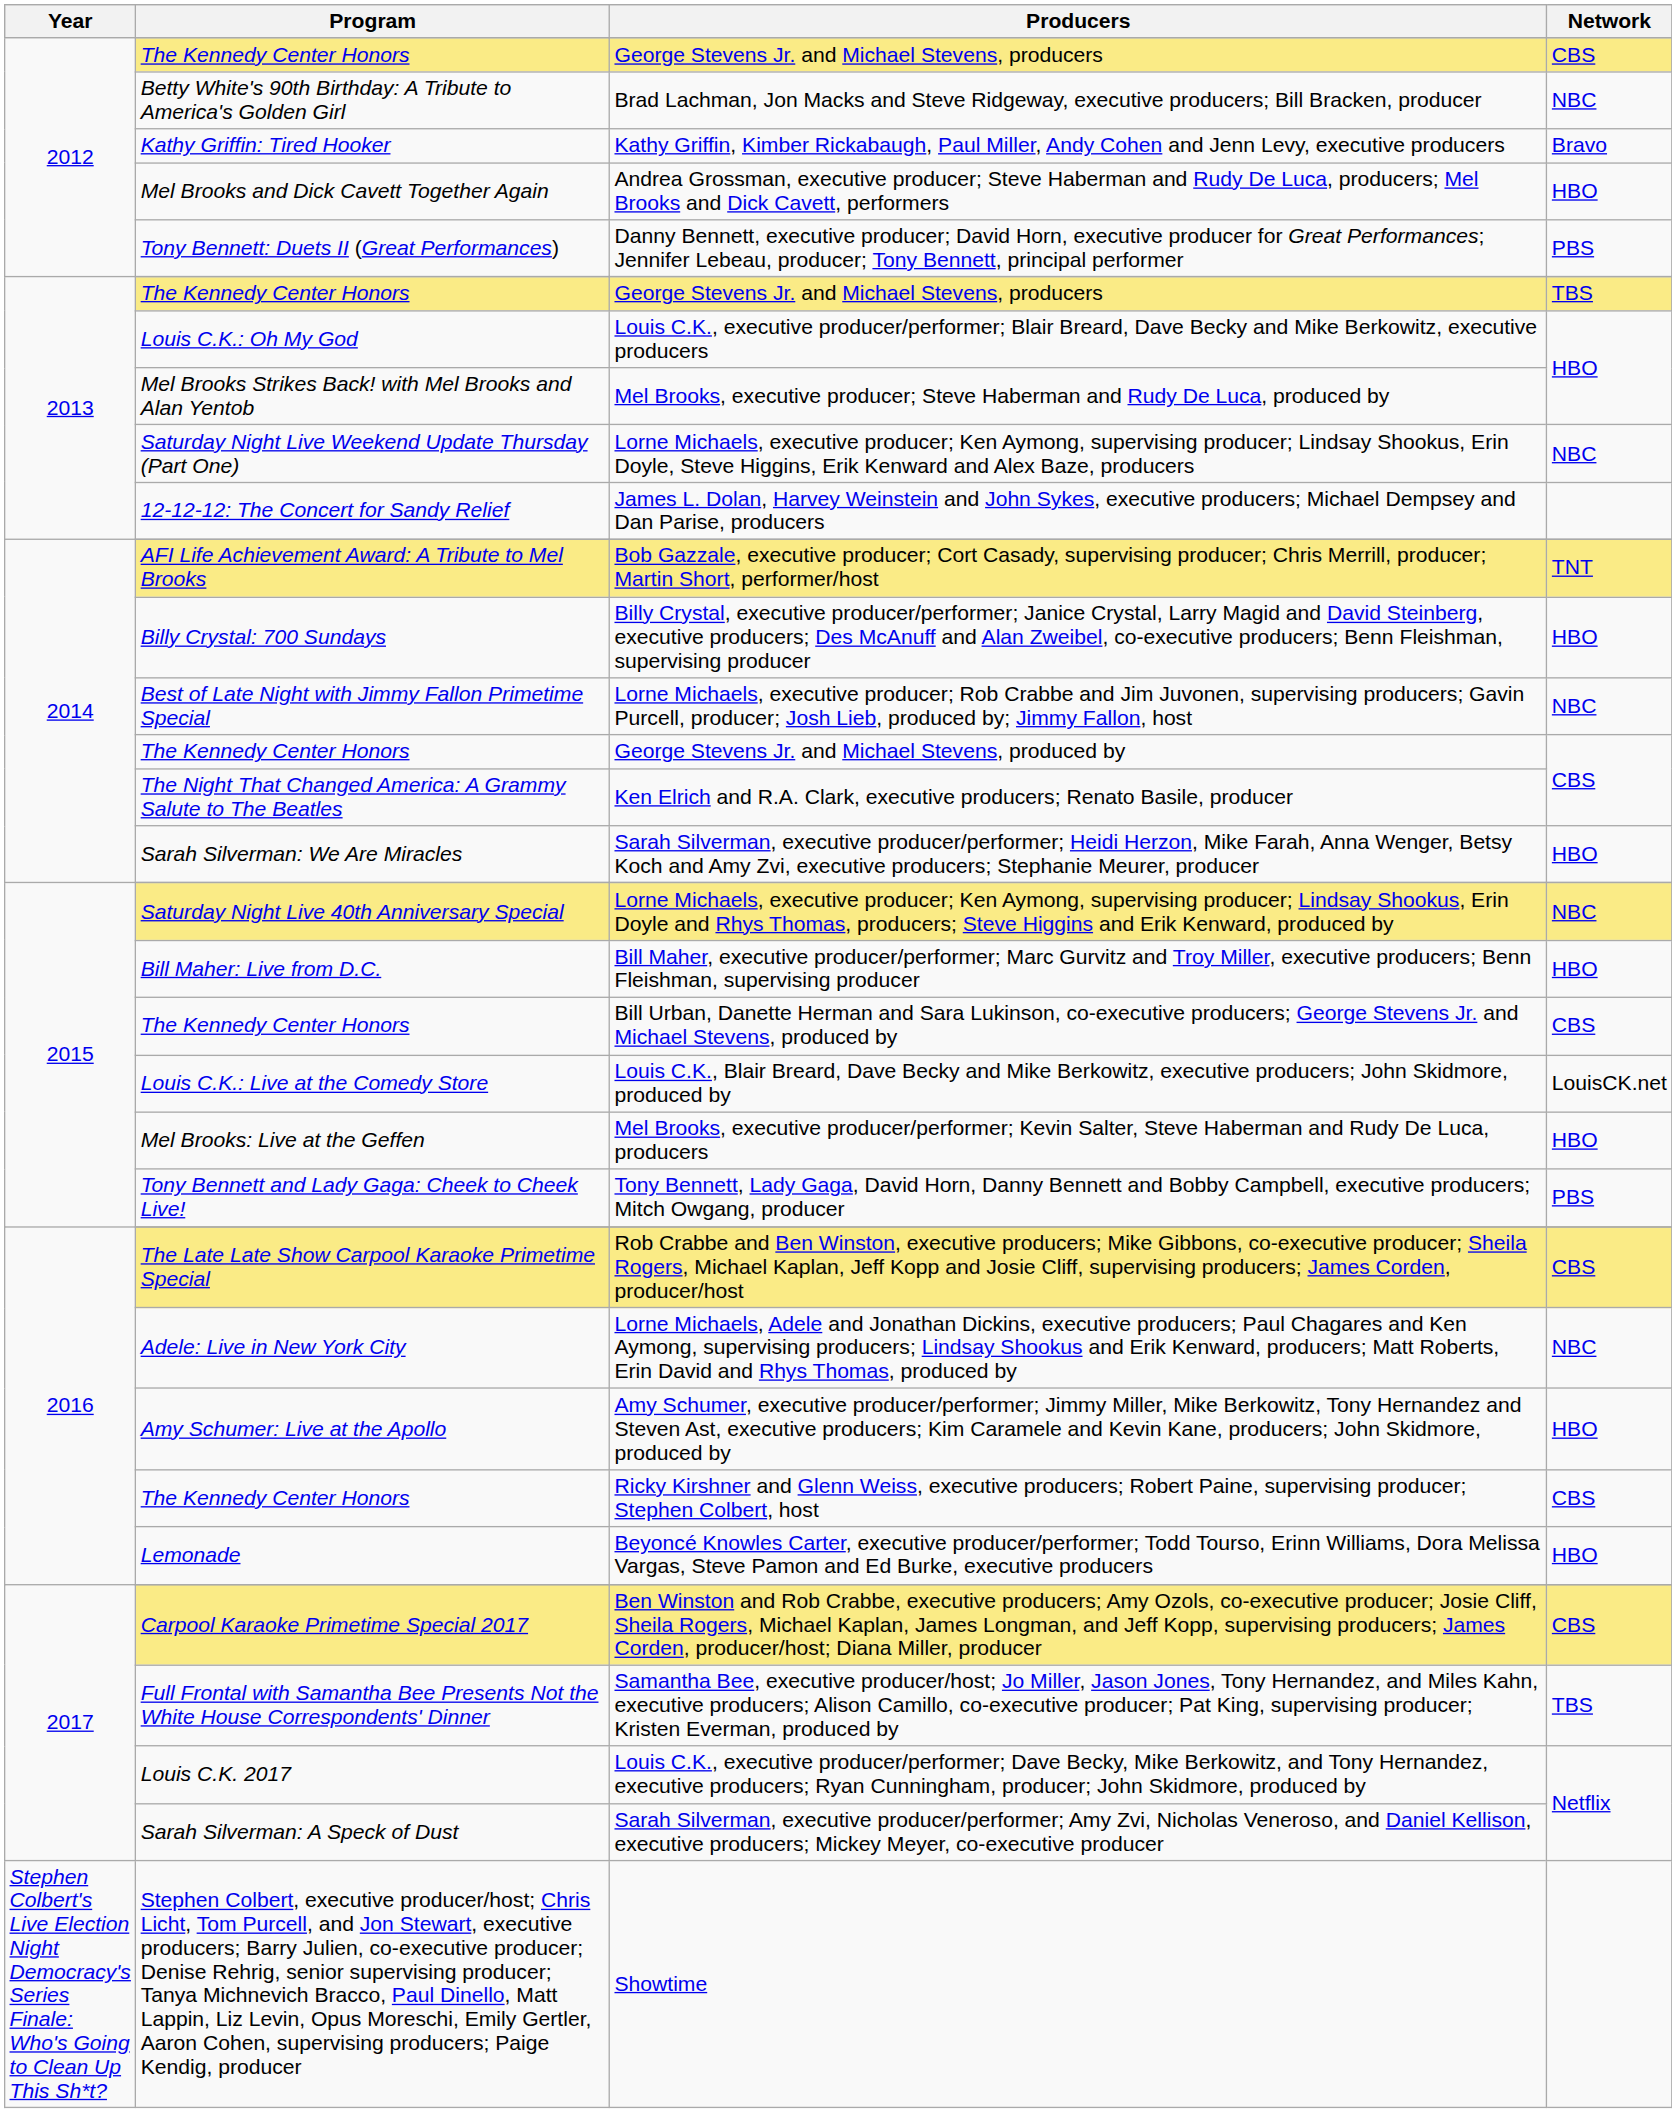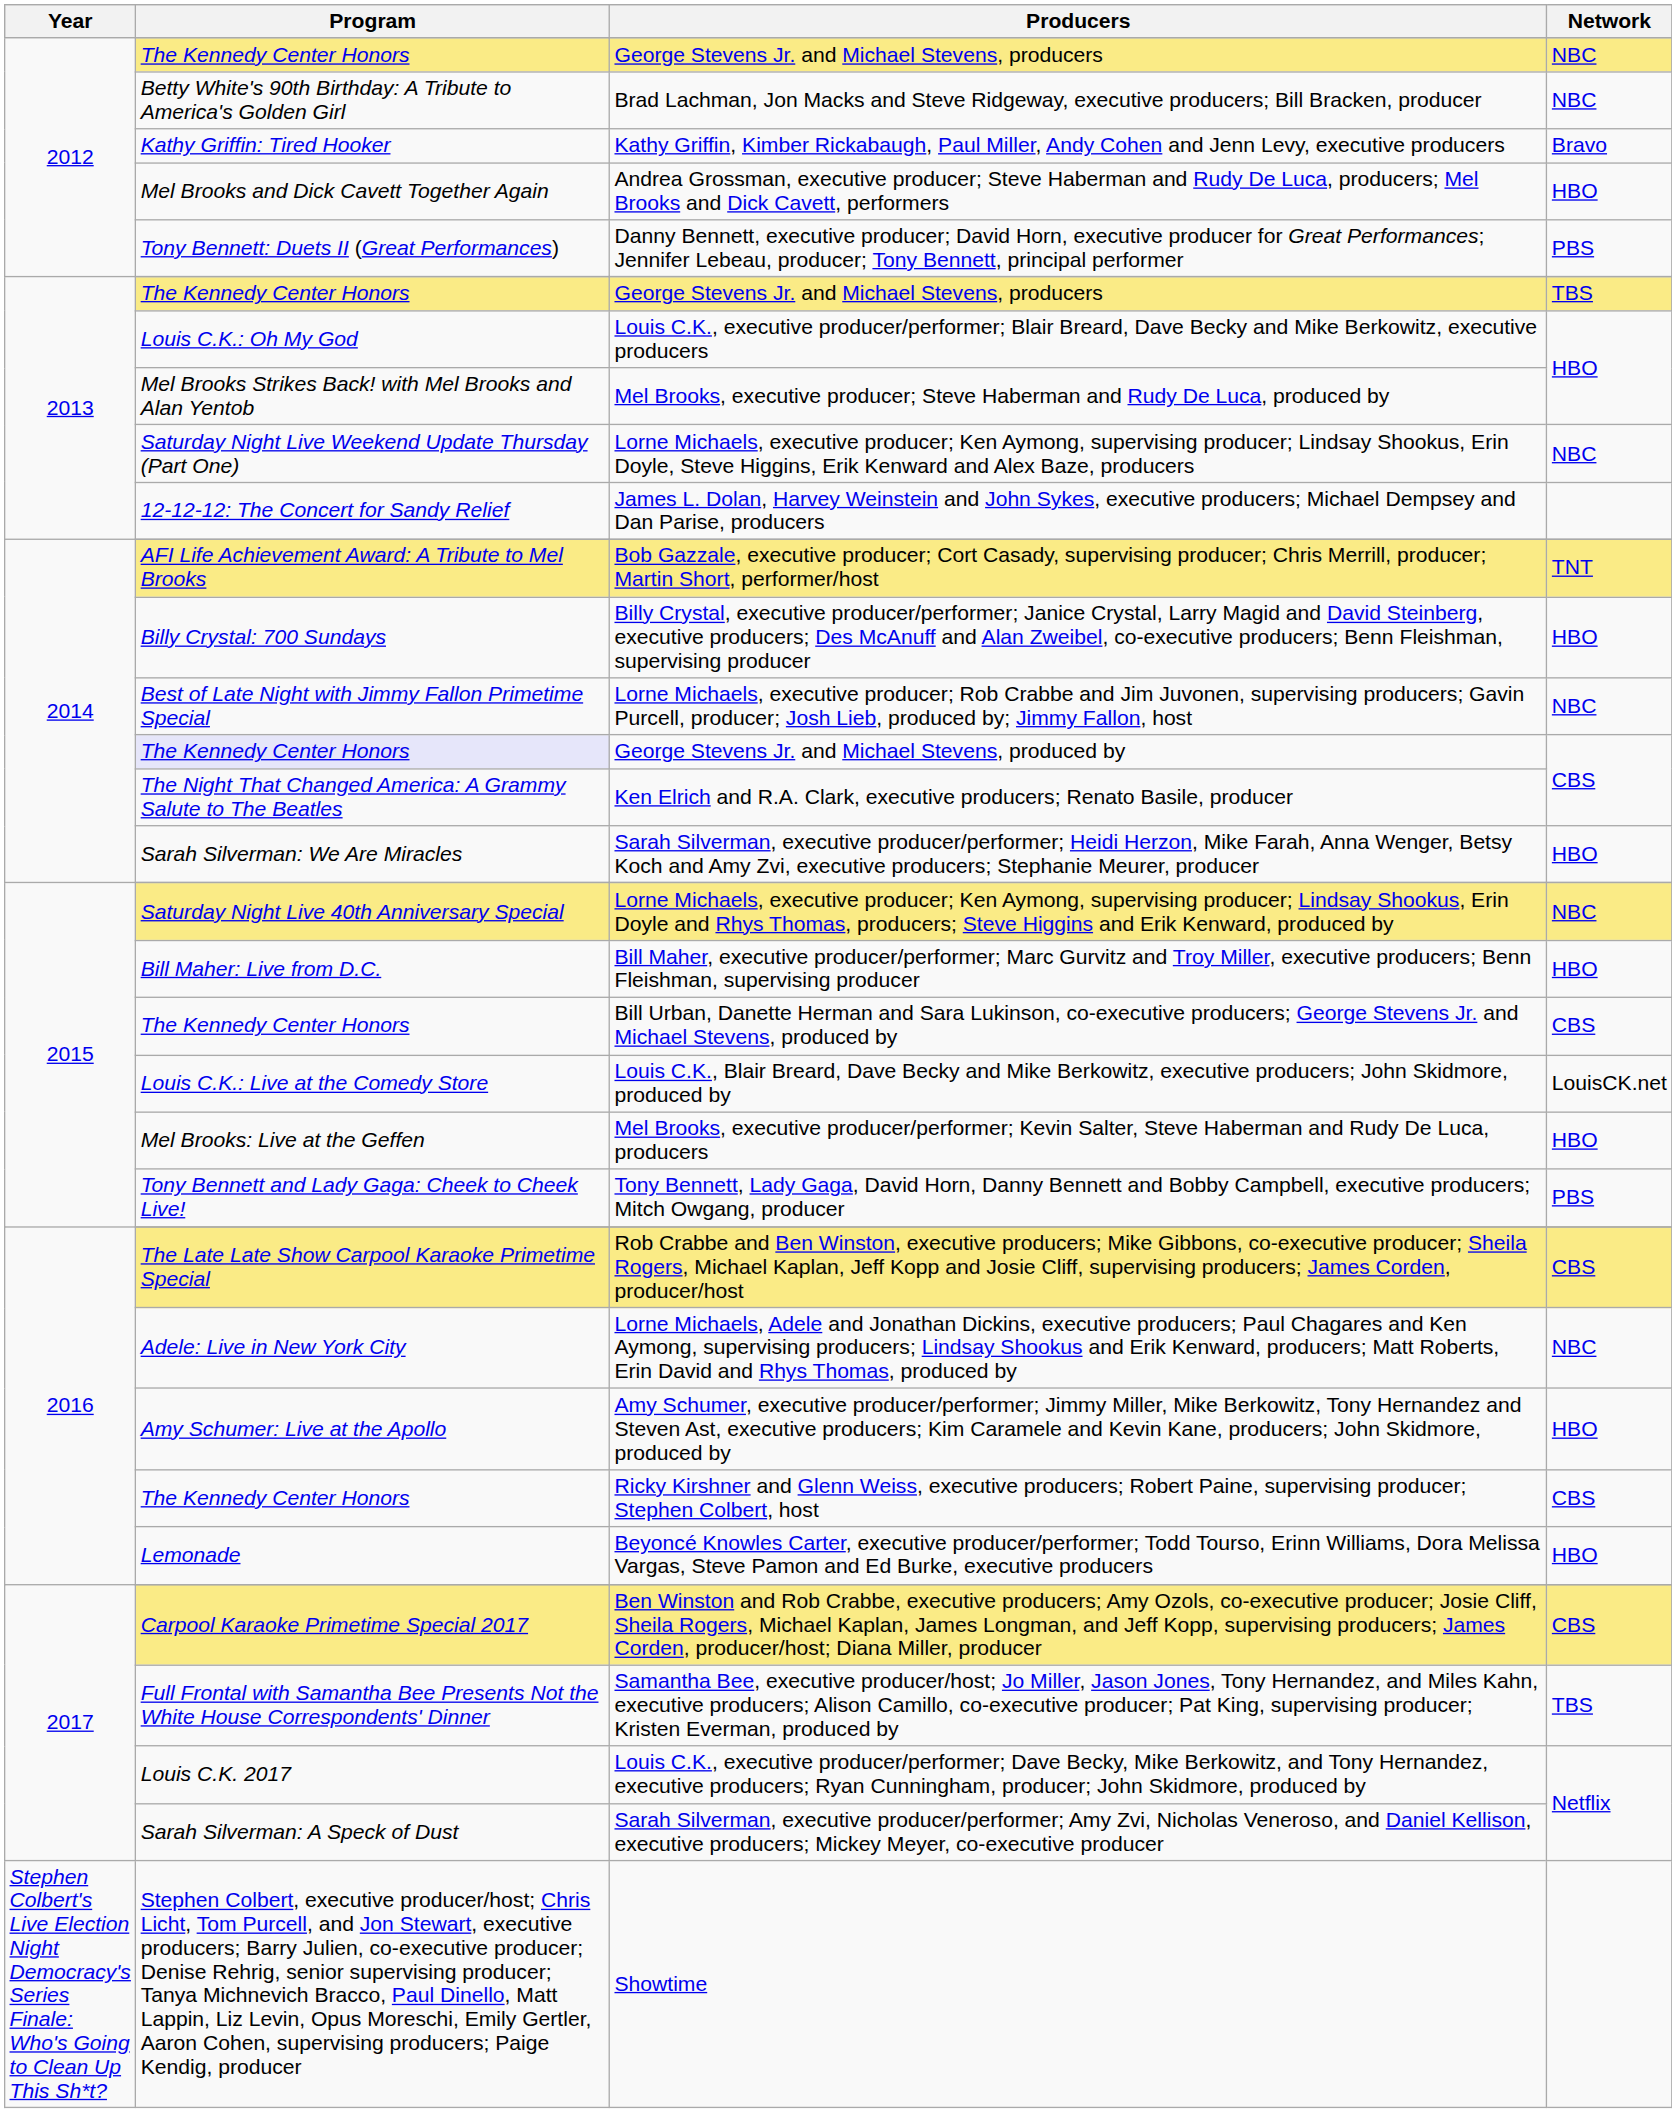(1574, 54) CBS -> (1574, 54) NBC
(275, 751) no background -> (275, 751) lavender background
